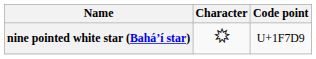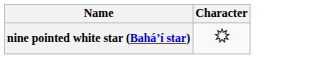- column: (281, 13)
